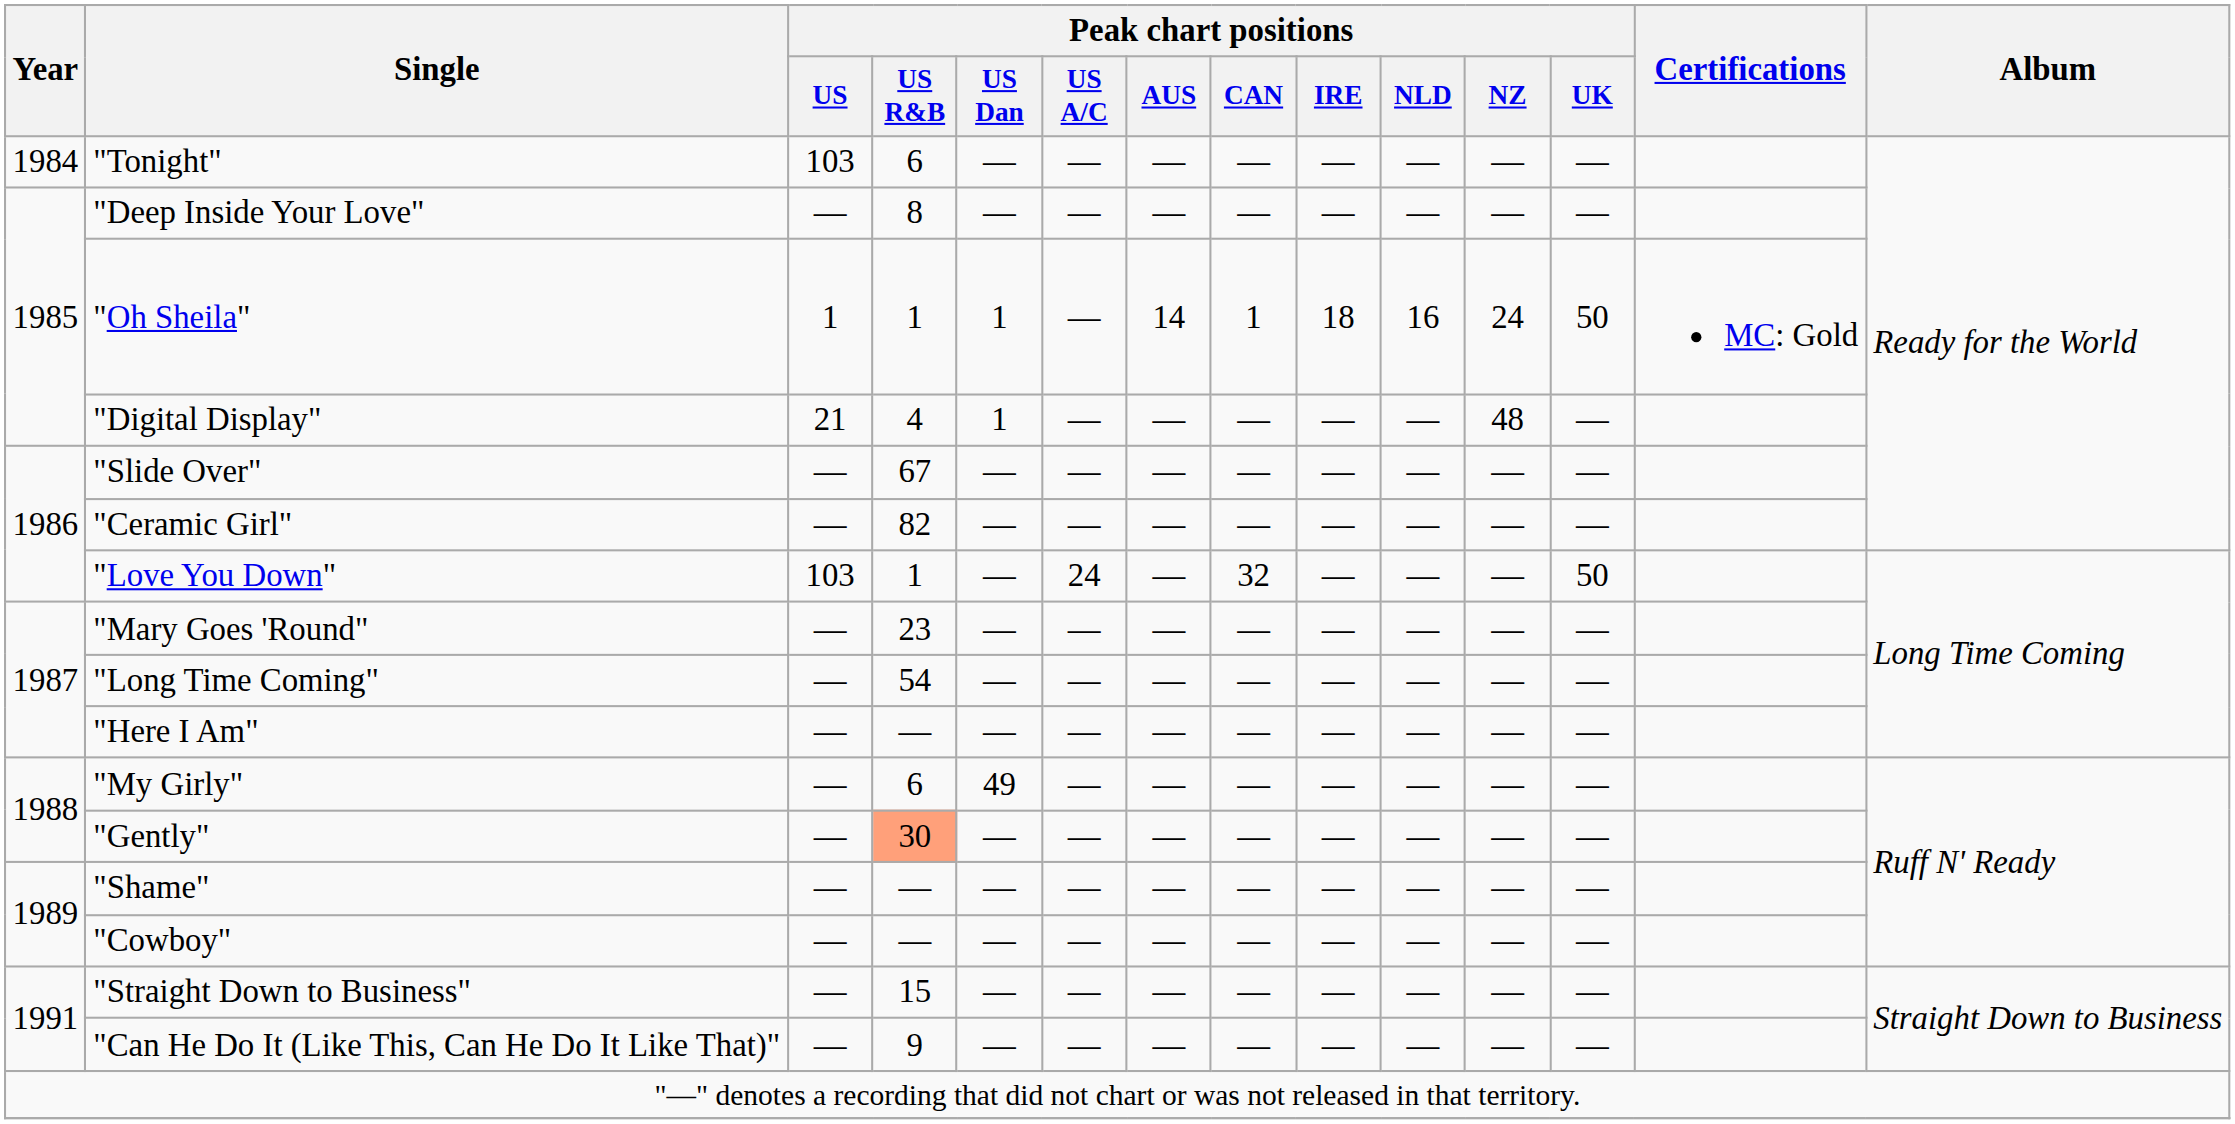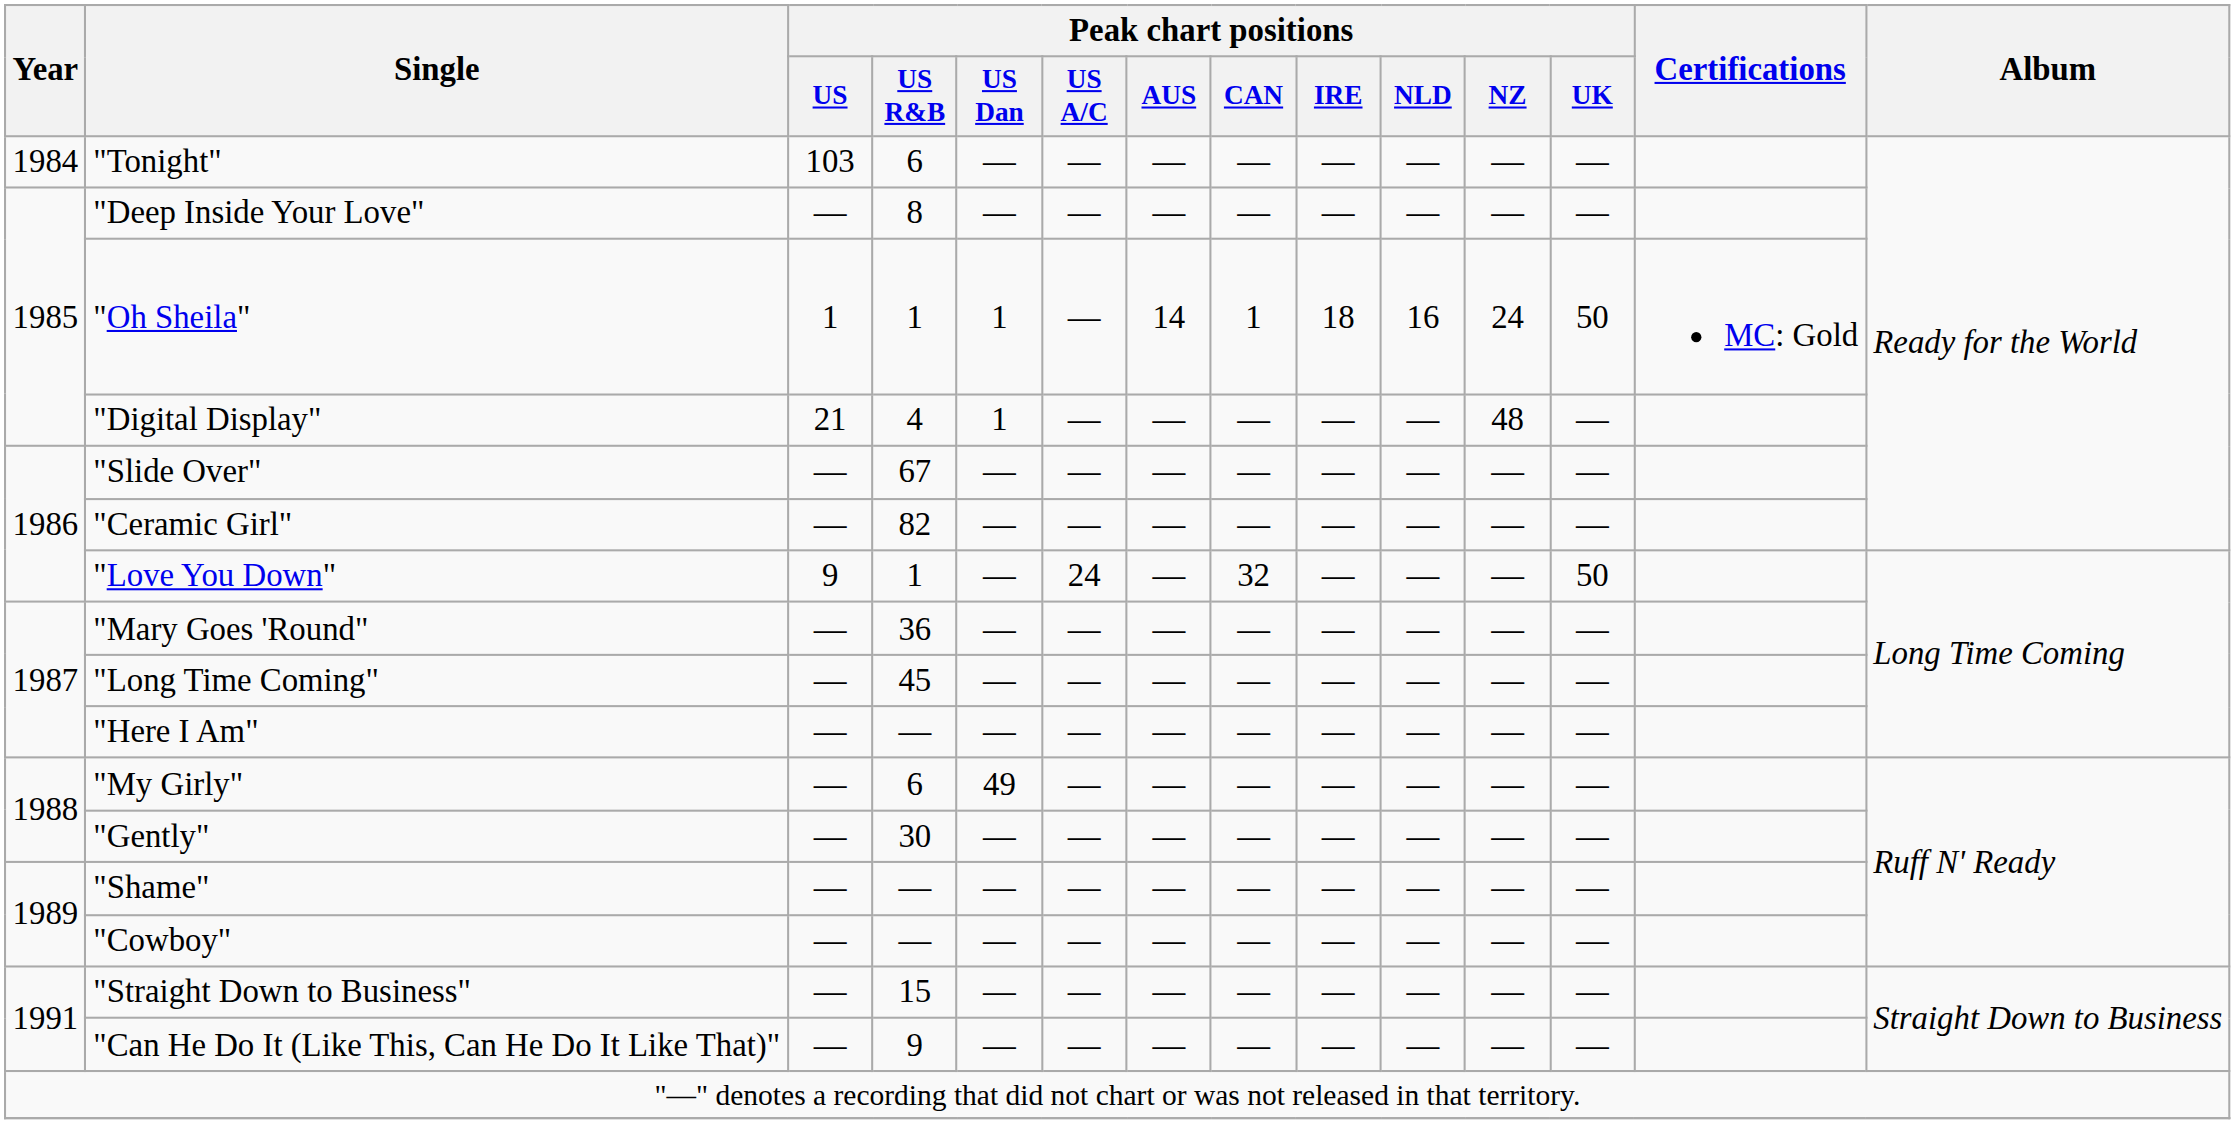(830, 575) 103 -> (830, 575) 9
(915, 627) 23 -> (915, 627) 36
(915, 679) 54 -> (915, 679) 45
(915, 835) lightsalmon background -> (915, 835) no background
